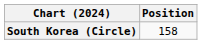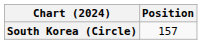(168, 31) 158 -> (168, 31) 157
